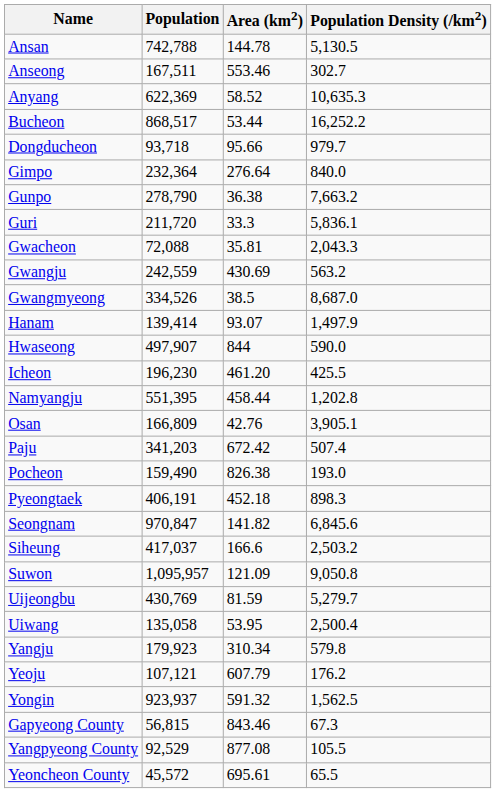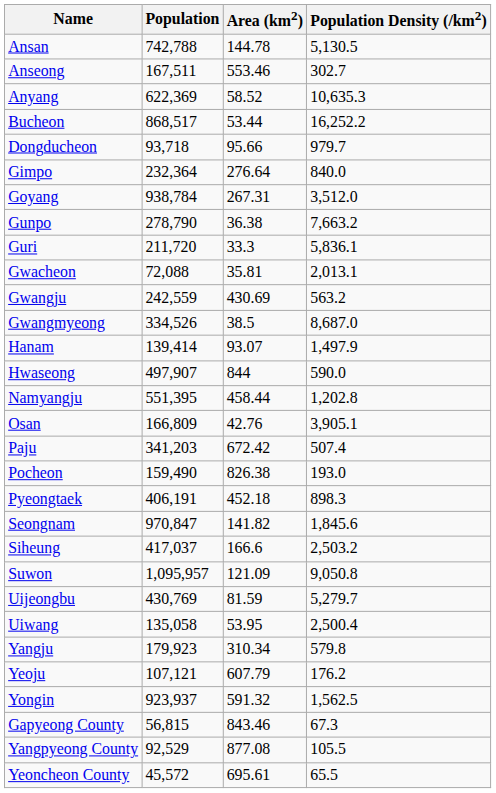+ row: (33, 197)
(334, 247) 2,043.3 -> (334, 272) 2,013.1
- row: (30, 373)
(334, 523) 6,845.6 -> (334, 523) 1,845.6
